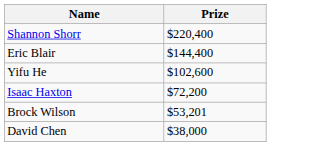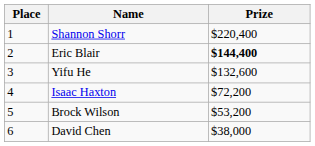+ column: (26, 14)
(190, 53) normal -> (234, 53) bold
(190, 72) $102,600 -> (234, 72) $132,600
(187, 111) $53,201 -> (231, 111) $53,200
